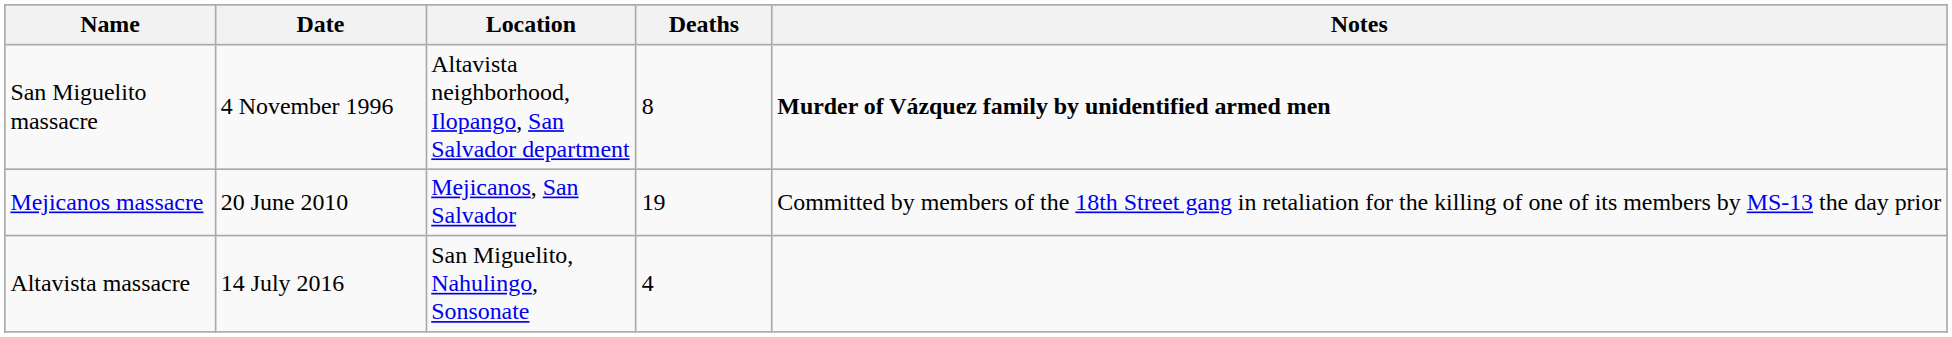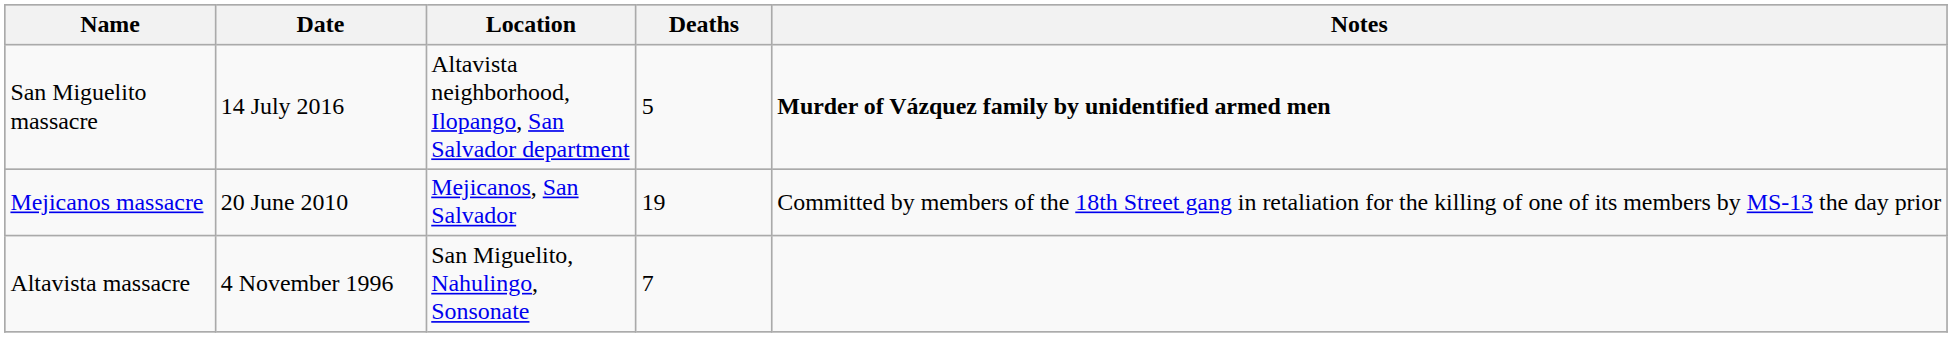(307, 106) 4 November 1996 -> (283, 106) 14 July 2016
(648, 106) 8 -> (648, 106) 5
(283, 283) 14 July 2016 -> (307, 283) 4 November 1996
(648, 283) 4 -> (648, 283) 7
